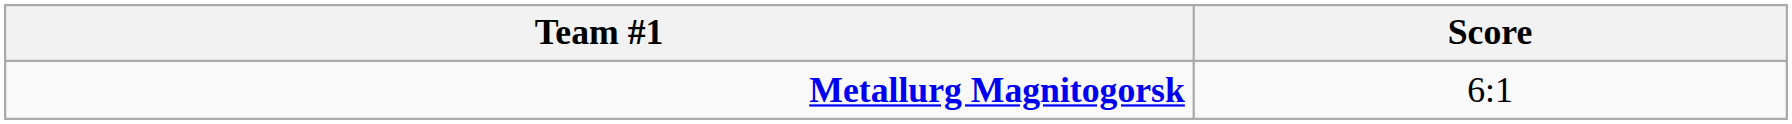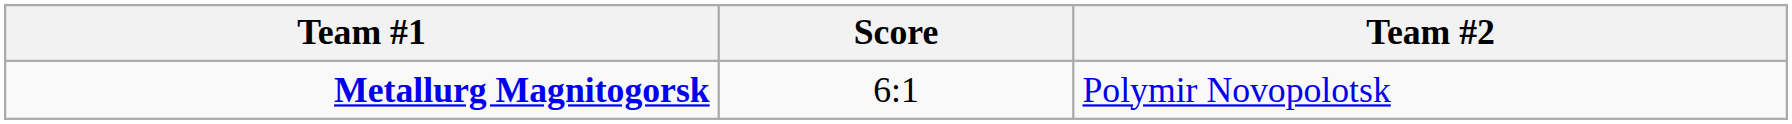+ column: (1431, 32)
